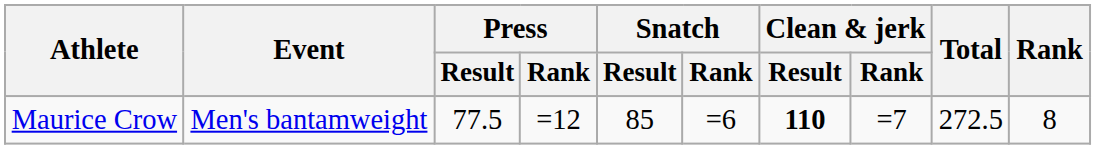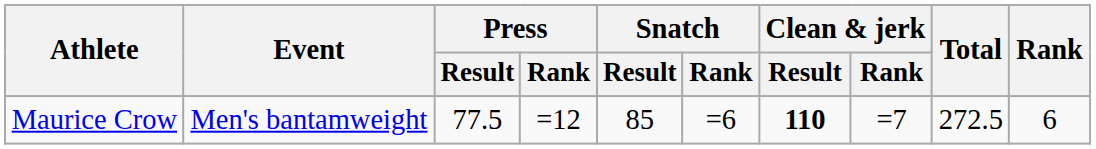(1050, 119) 8 -> (1050, 119) 6
